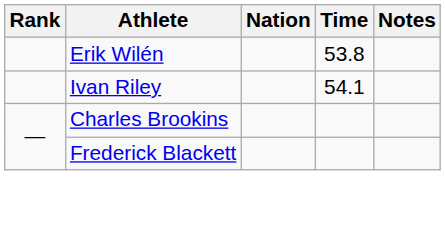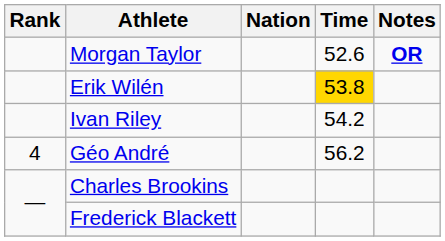+ row: (136, 53)
(344, 53) no background -> (344, 86) gold background
(344, 86) 54.1 -> (344, 119) 54.2
+ row: (120, 152)
